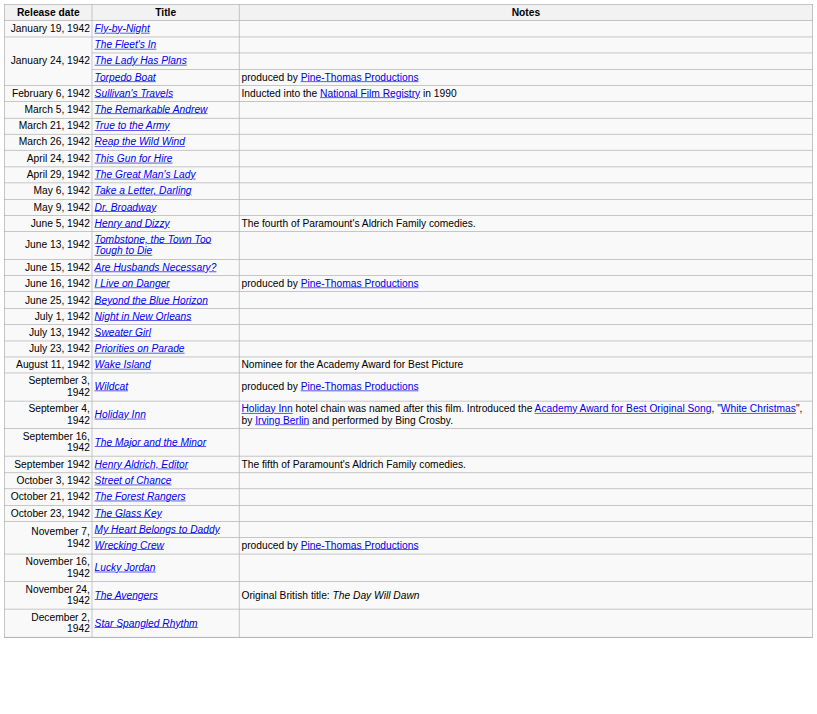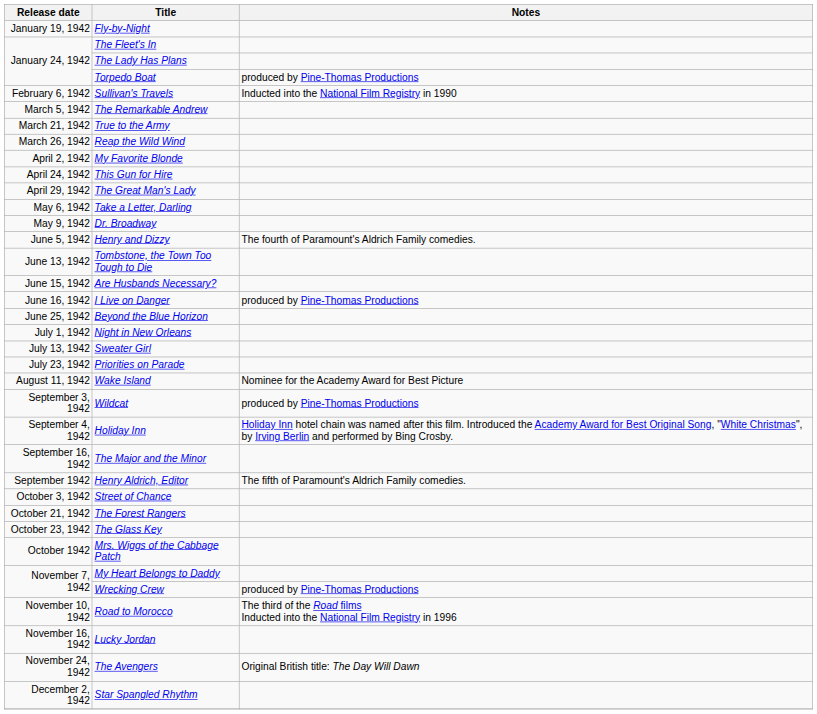+ row: (139, 158)
+ row: (157, 551)
+ row: (134, 611)
